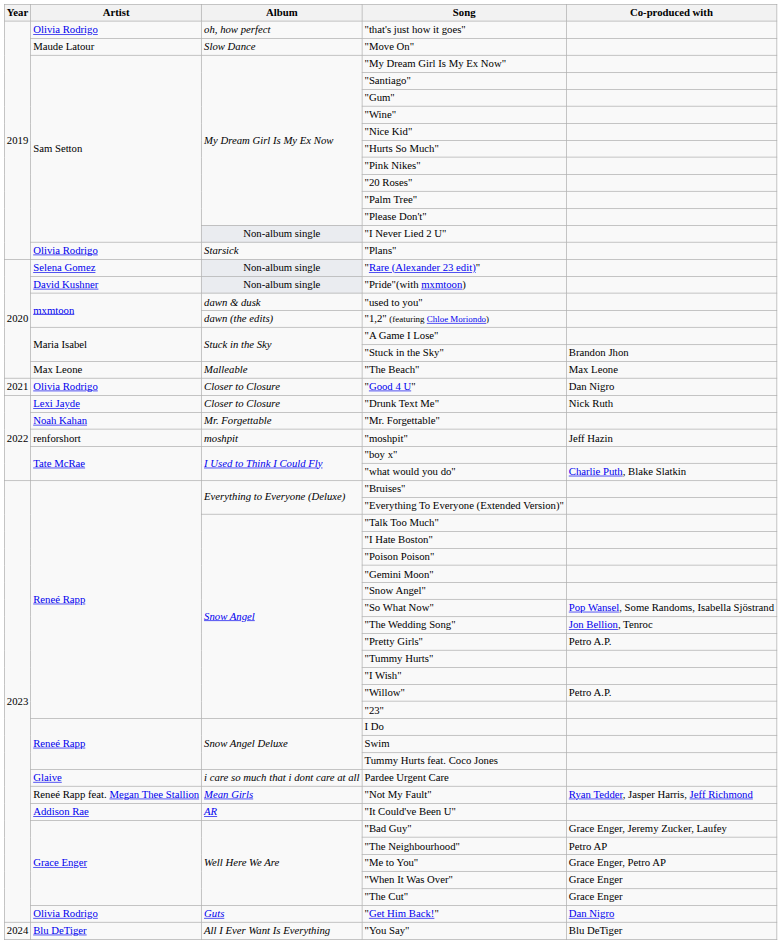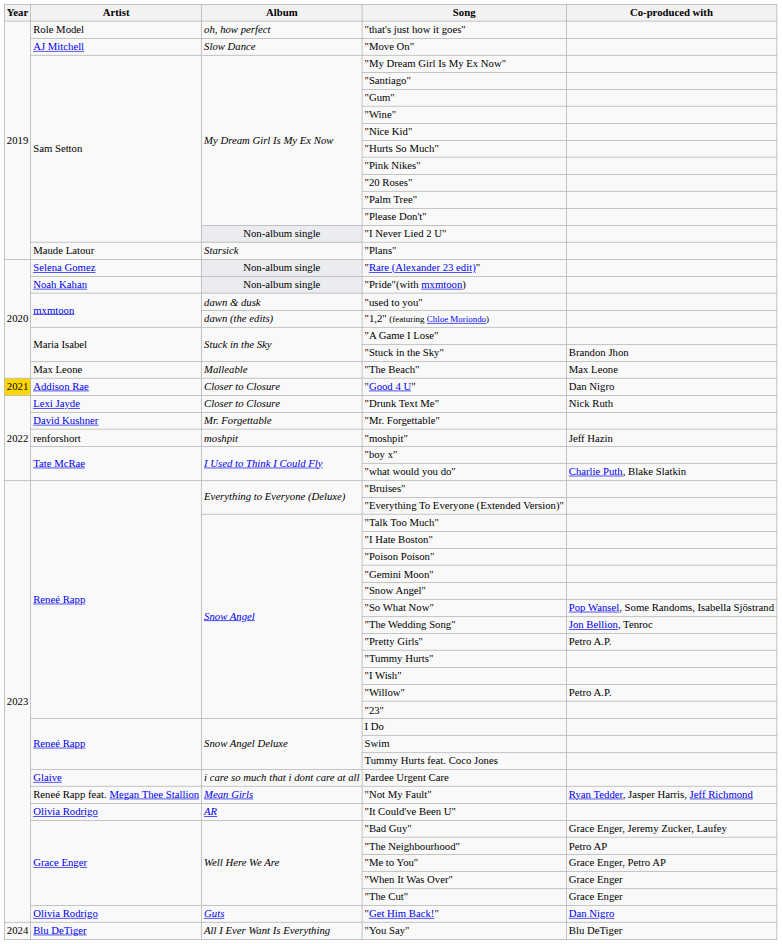(65, 30) Olivia Rodrigo -> (59, 30) Role Model
(64, 47) Maude Latour -> (59, 47) AJ Mitchell
(65, 251) Olivia Rodrigo -> (64, 251) Maude Latour
(66, 285) David Kushner -> (60, 285) Noah Kahan
(18, 387) no background -> (18, 387) gold background
(65, 387) Olivia Rodrigo -> (61, 387) Addison Rae
(60, 421) Noah Kahan -> (66, 421) David Kushner
(61, 812) Addison Rae -> (65, 812) Olivia Rodrigo
